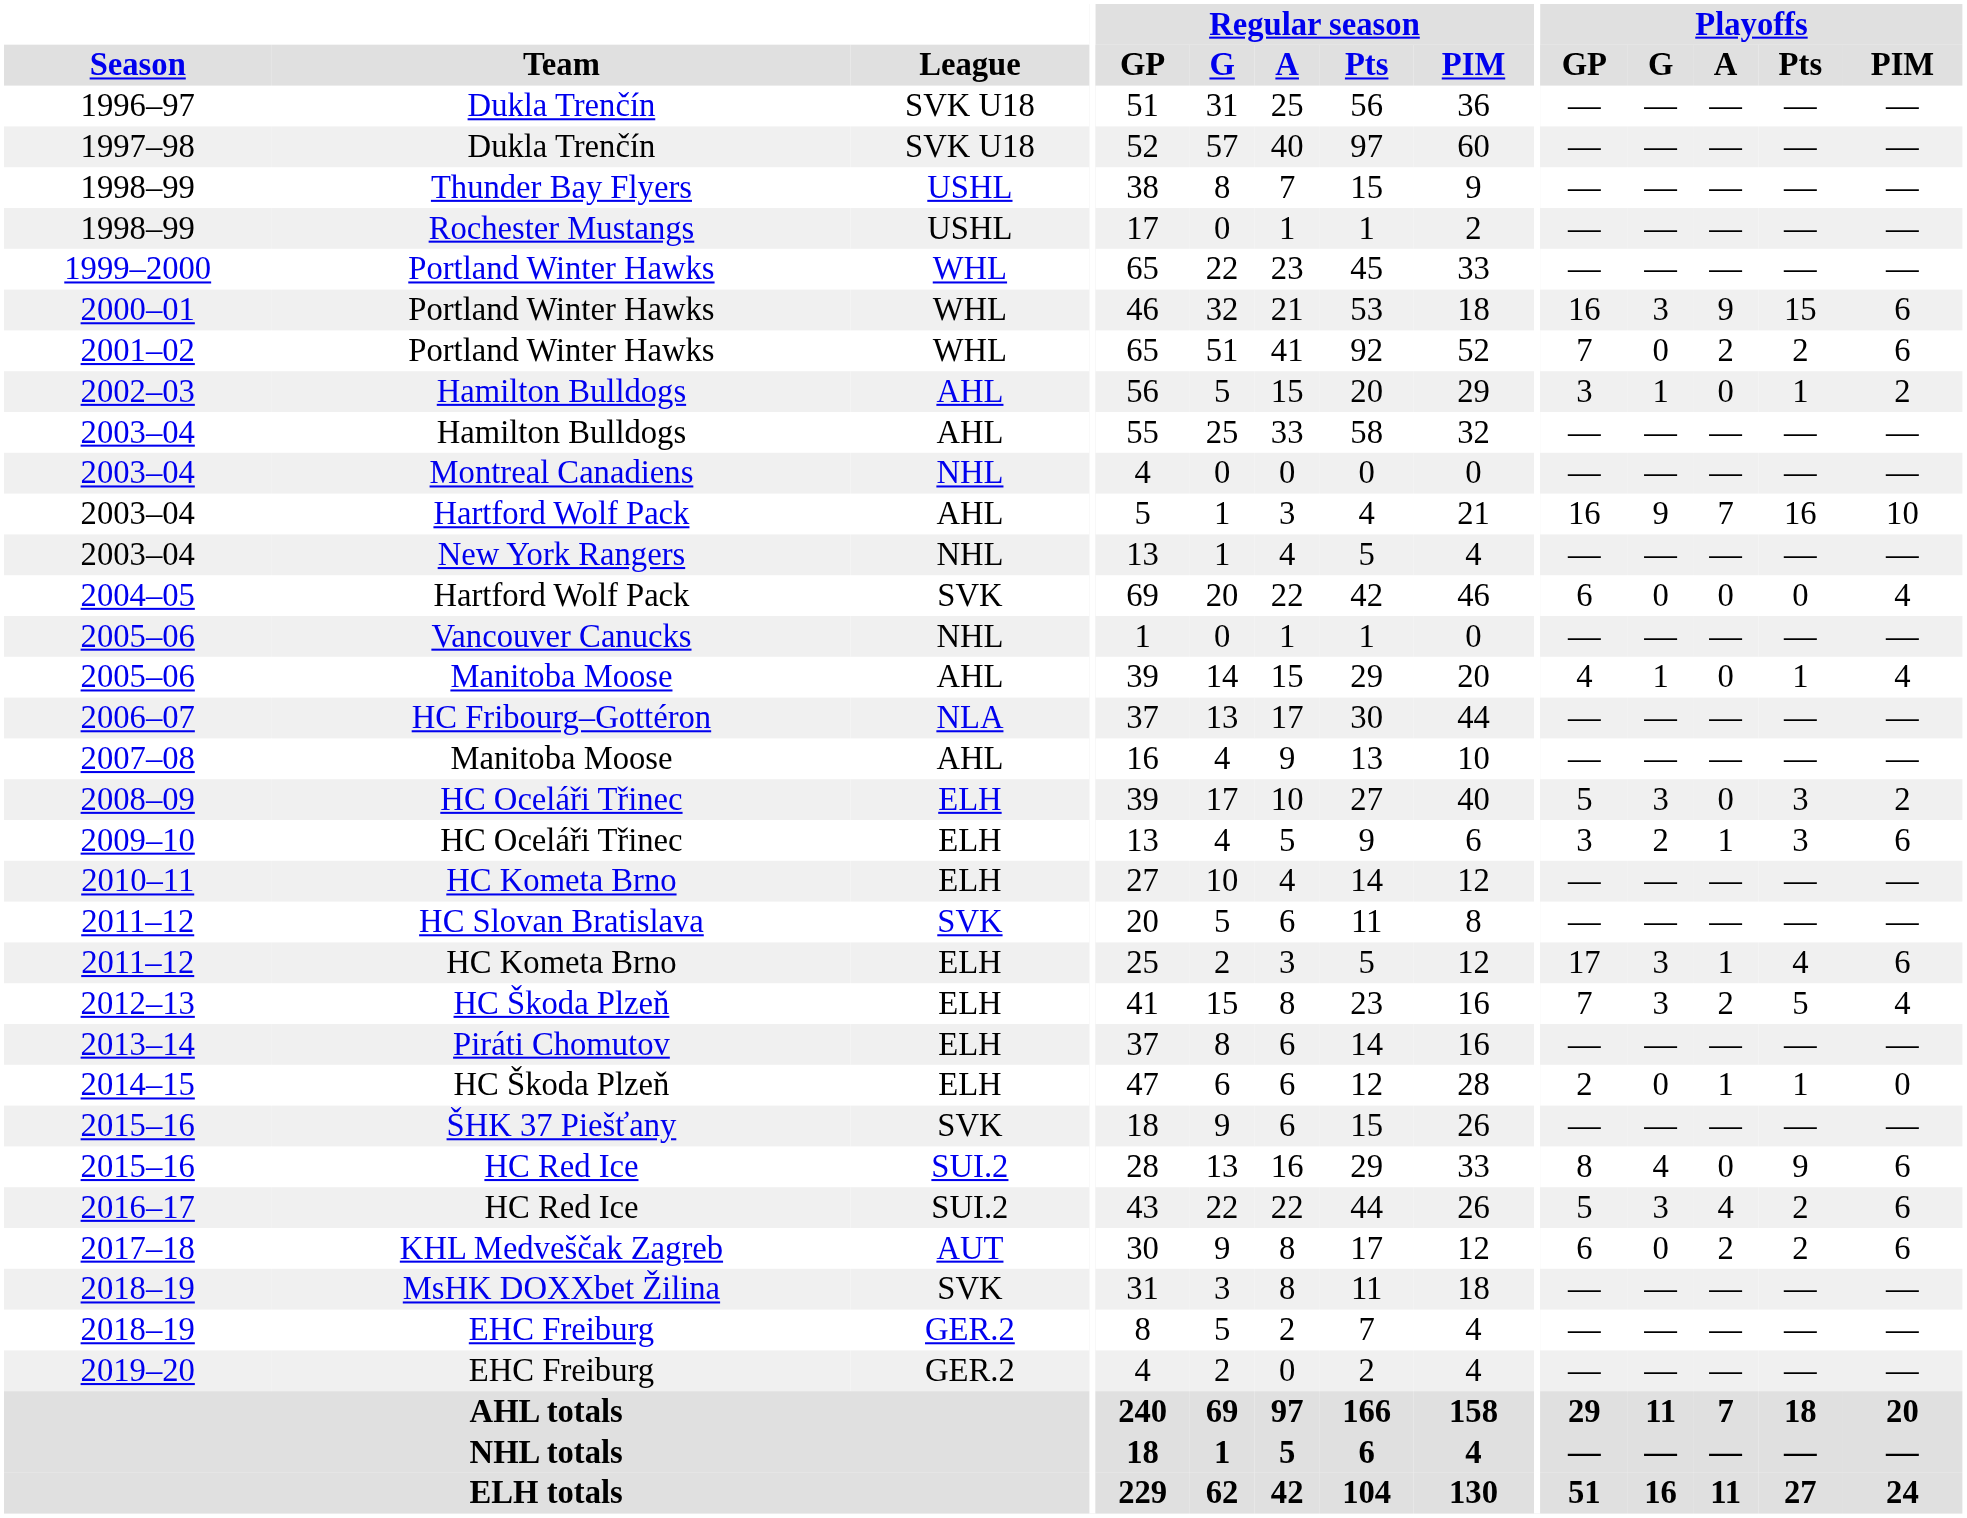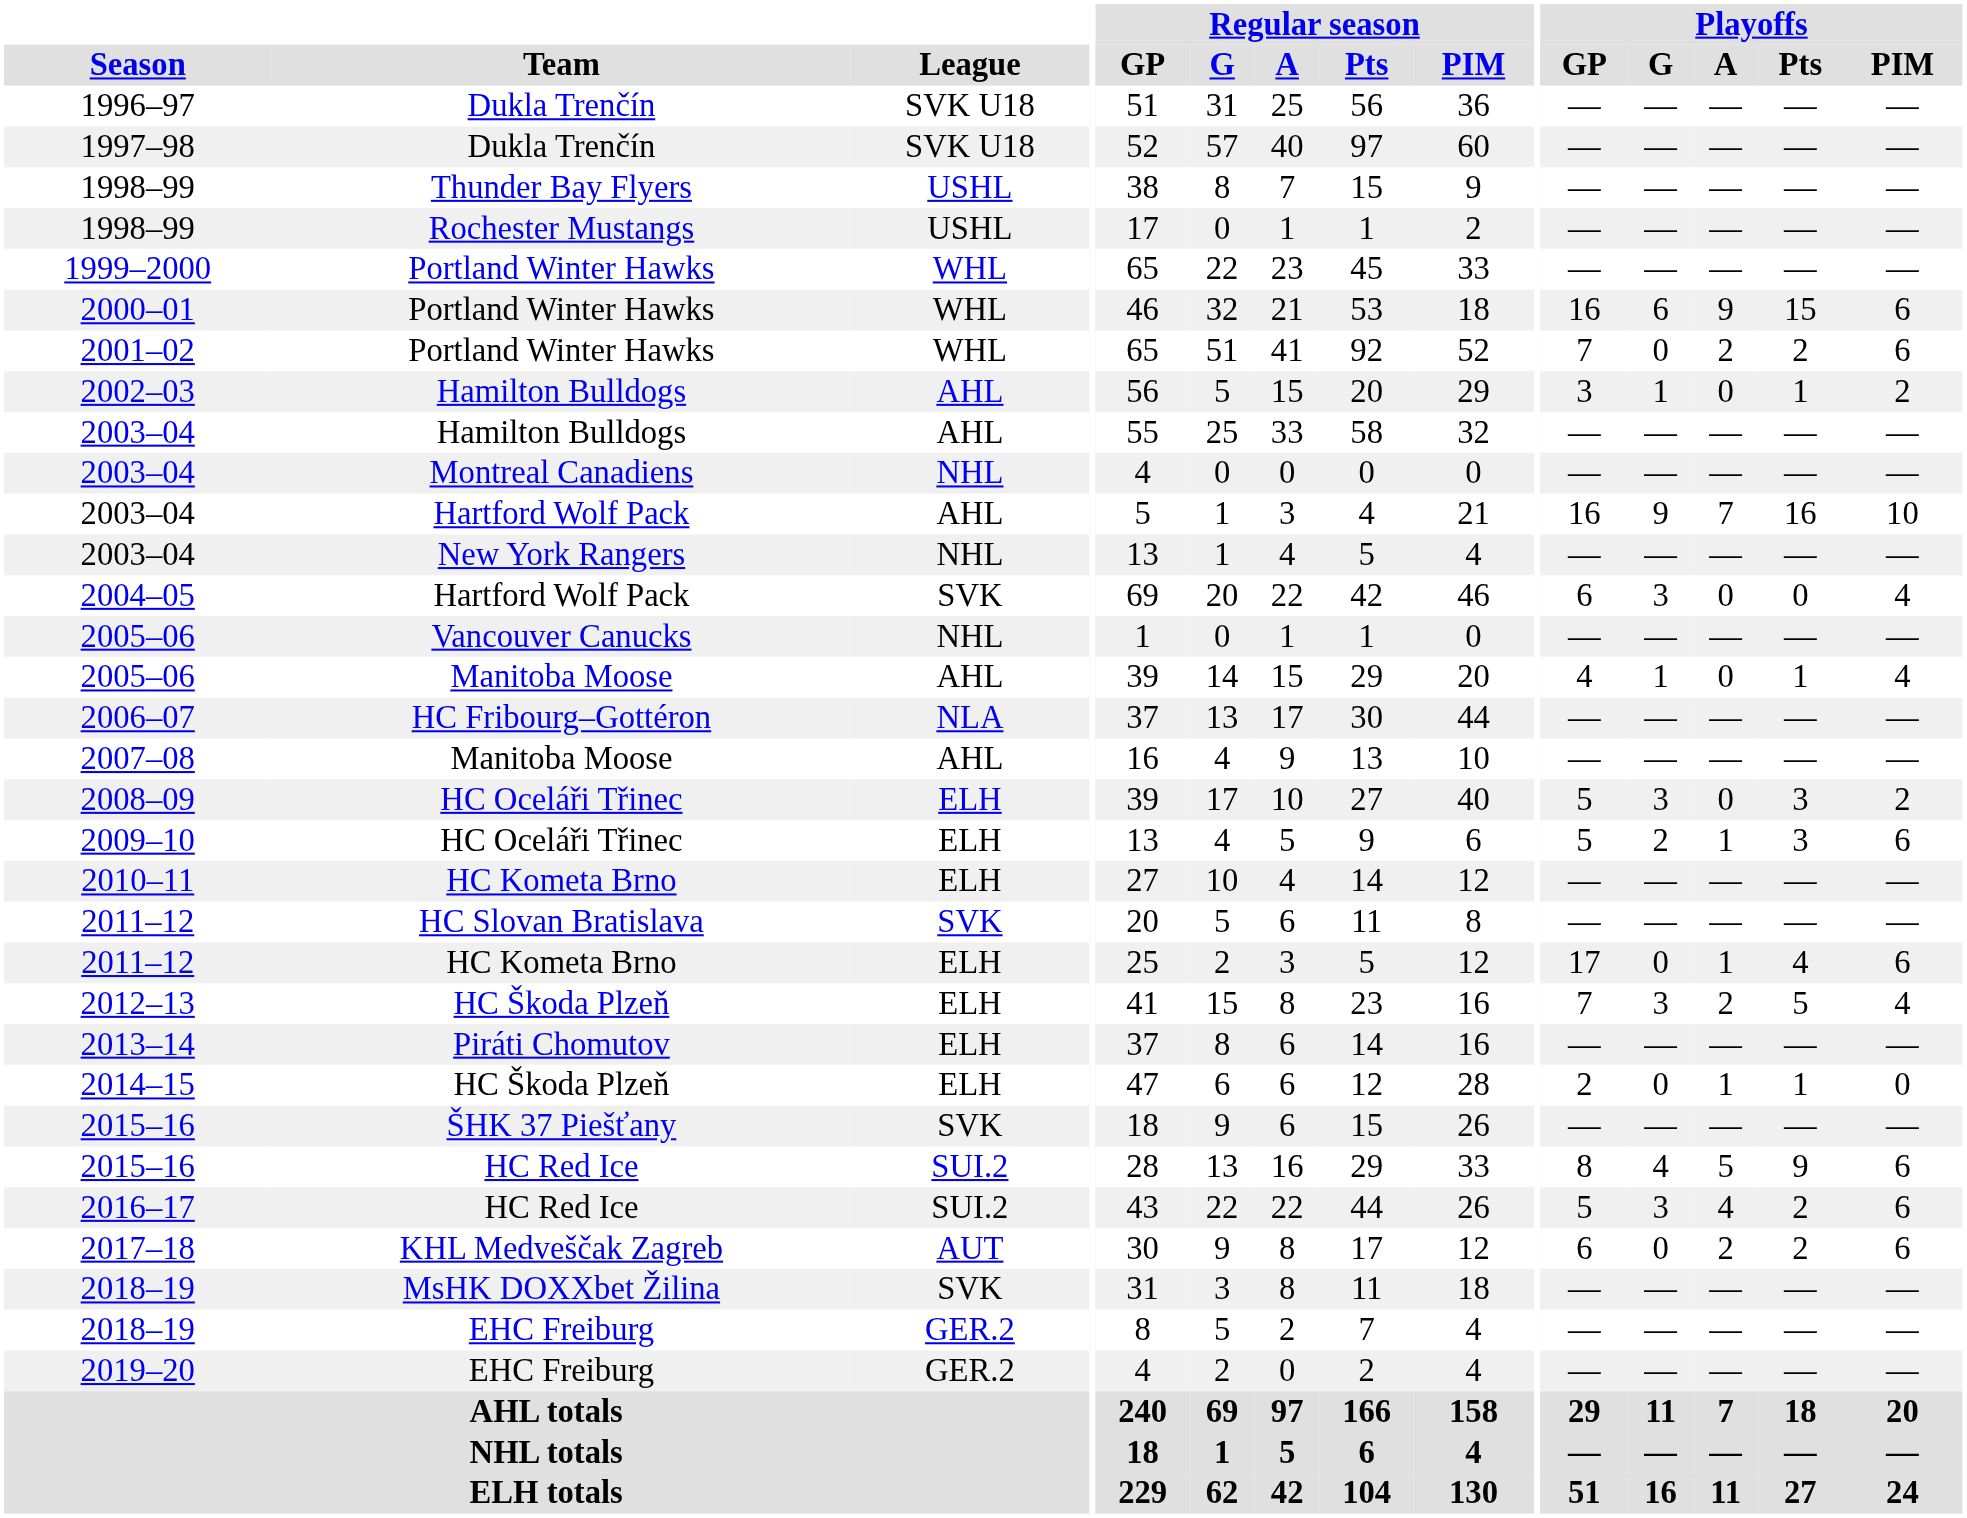(1661, 309) 3 -> (1661, 309) 6
(1661, 595) 0 -> (1661, 595) 3
(1584, 839) 3 -> (1584, 839) 5
(1661, 962) 3 -> (1661, 962) 0
(1726, 1166) 0 -> (1726, 1166) 5
